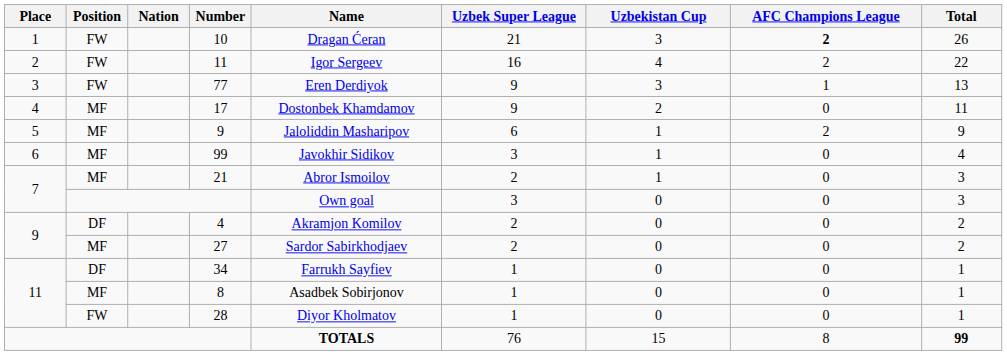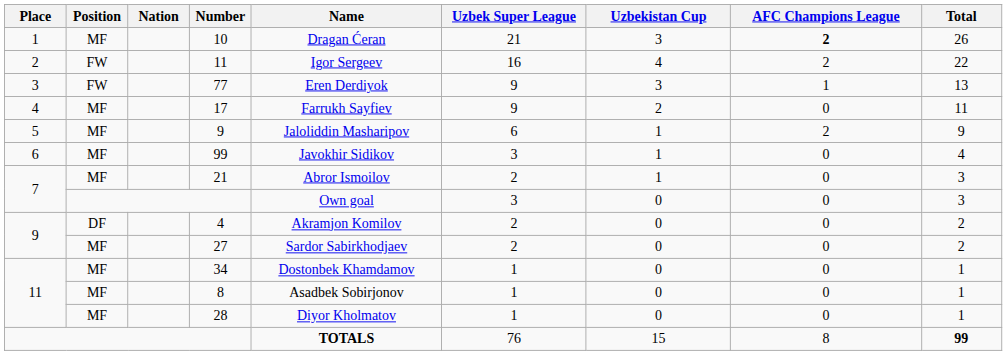(97, 39) FW -> (97, 39) MF
(346, 108) Dostonbek Khamdamov -> (346, 108) Farrukh Sayfiev
(97, 269) DF -> (97, 269) MF
(346, 269) Farrukh Sayfiev -> (346, 269) Dostonbek Khamdamov
(97, 315) FW -> (97, 315) MF
